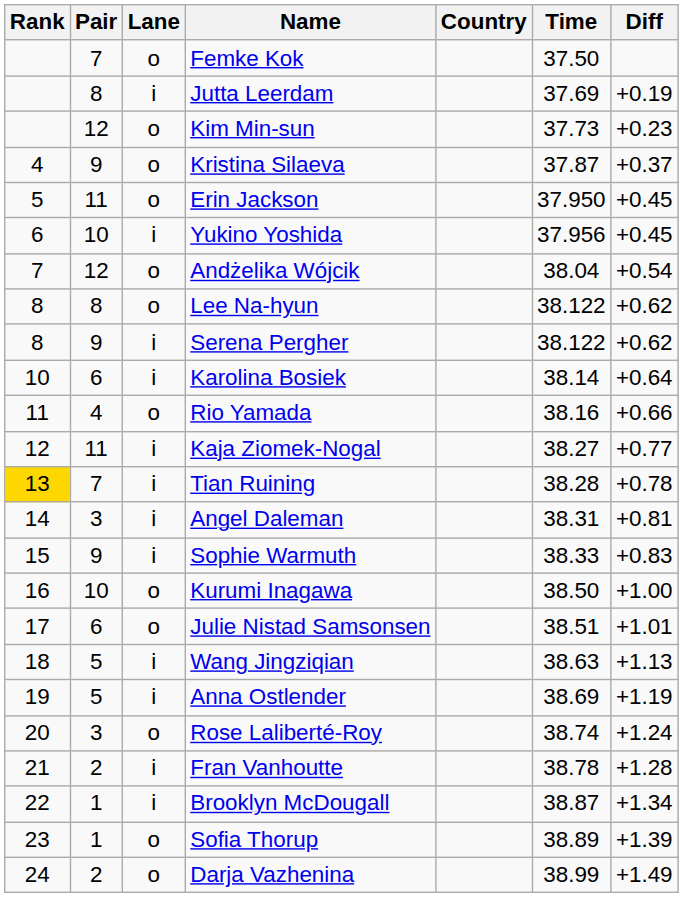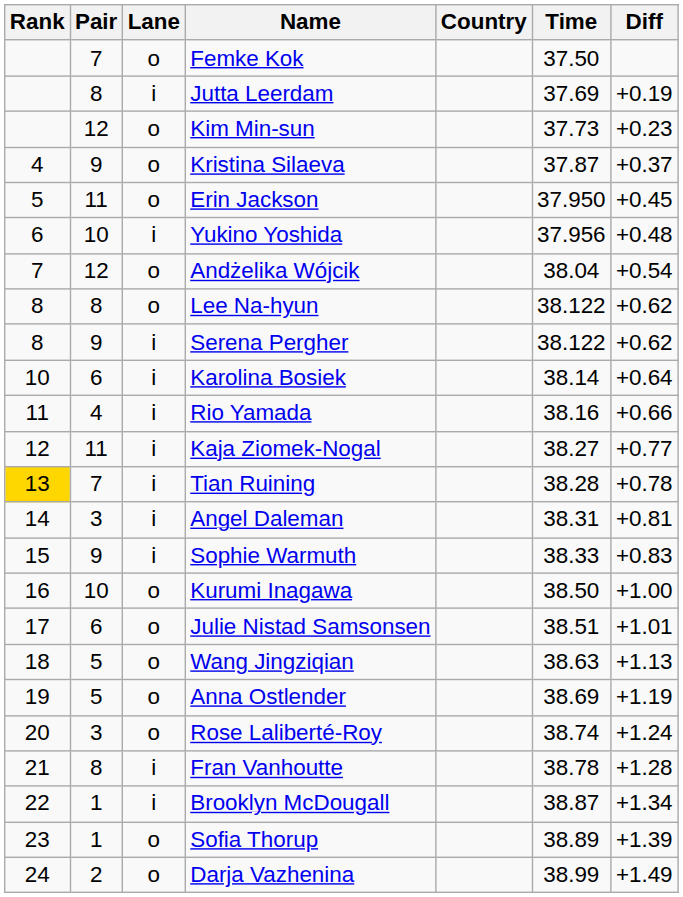(644, 235) +0.45 -> (644, 235) +0.48
(154, 413) o -> (154, 413) i
(154, 661) i -> (154, 661) o
(154, 697) i -> (154, 697) o
(96, 768) 2 -> (96, 768) 8
